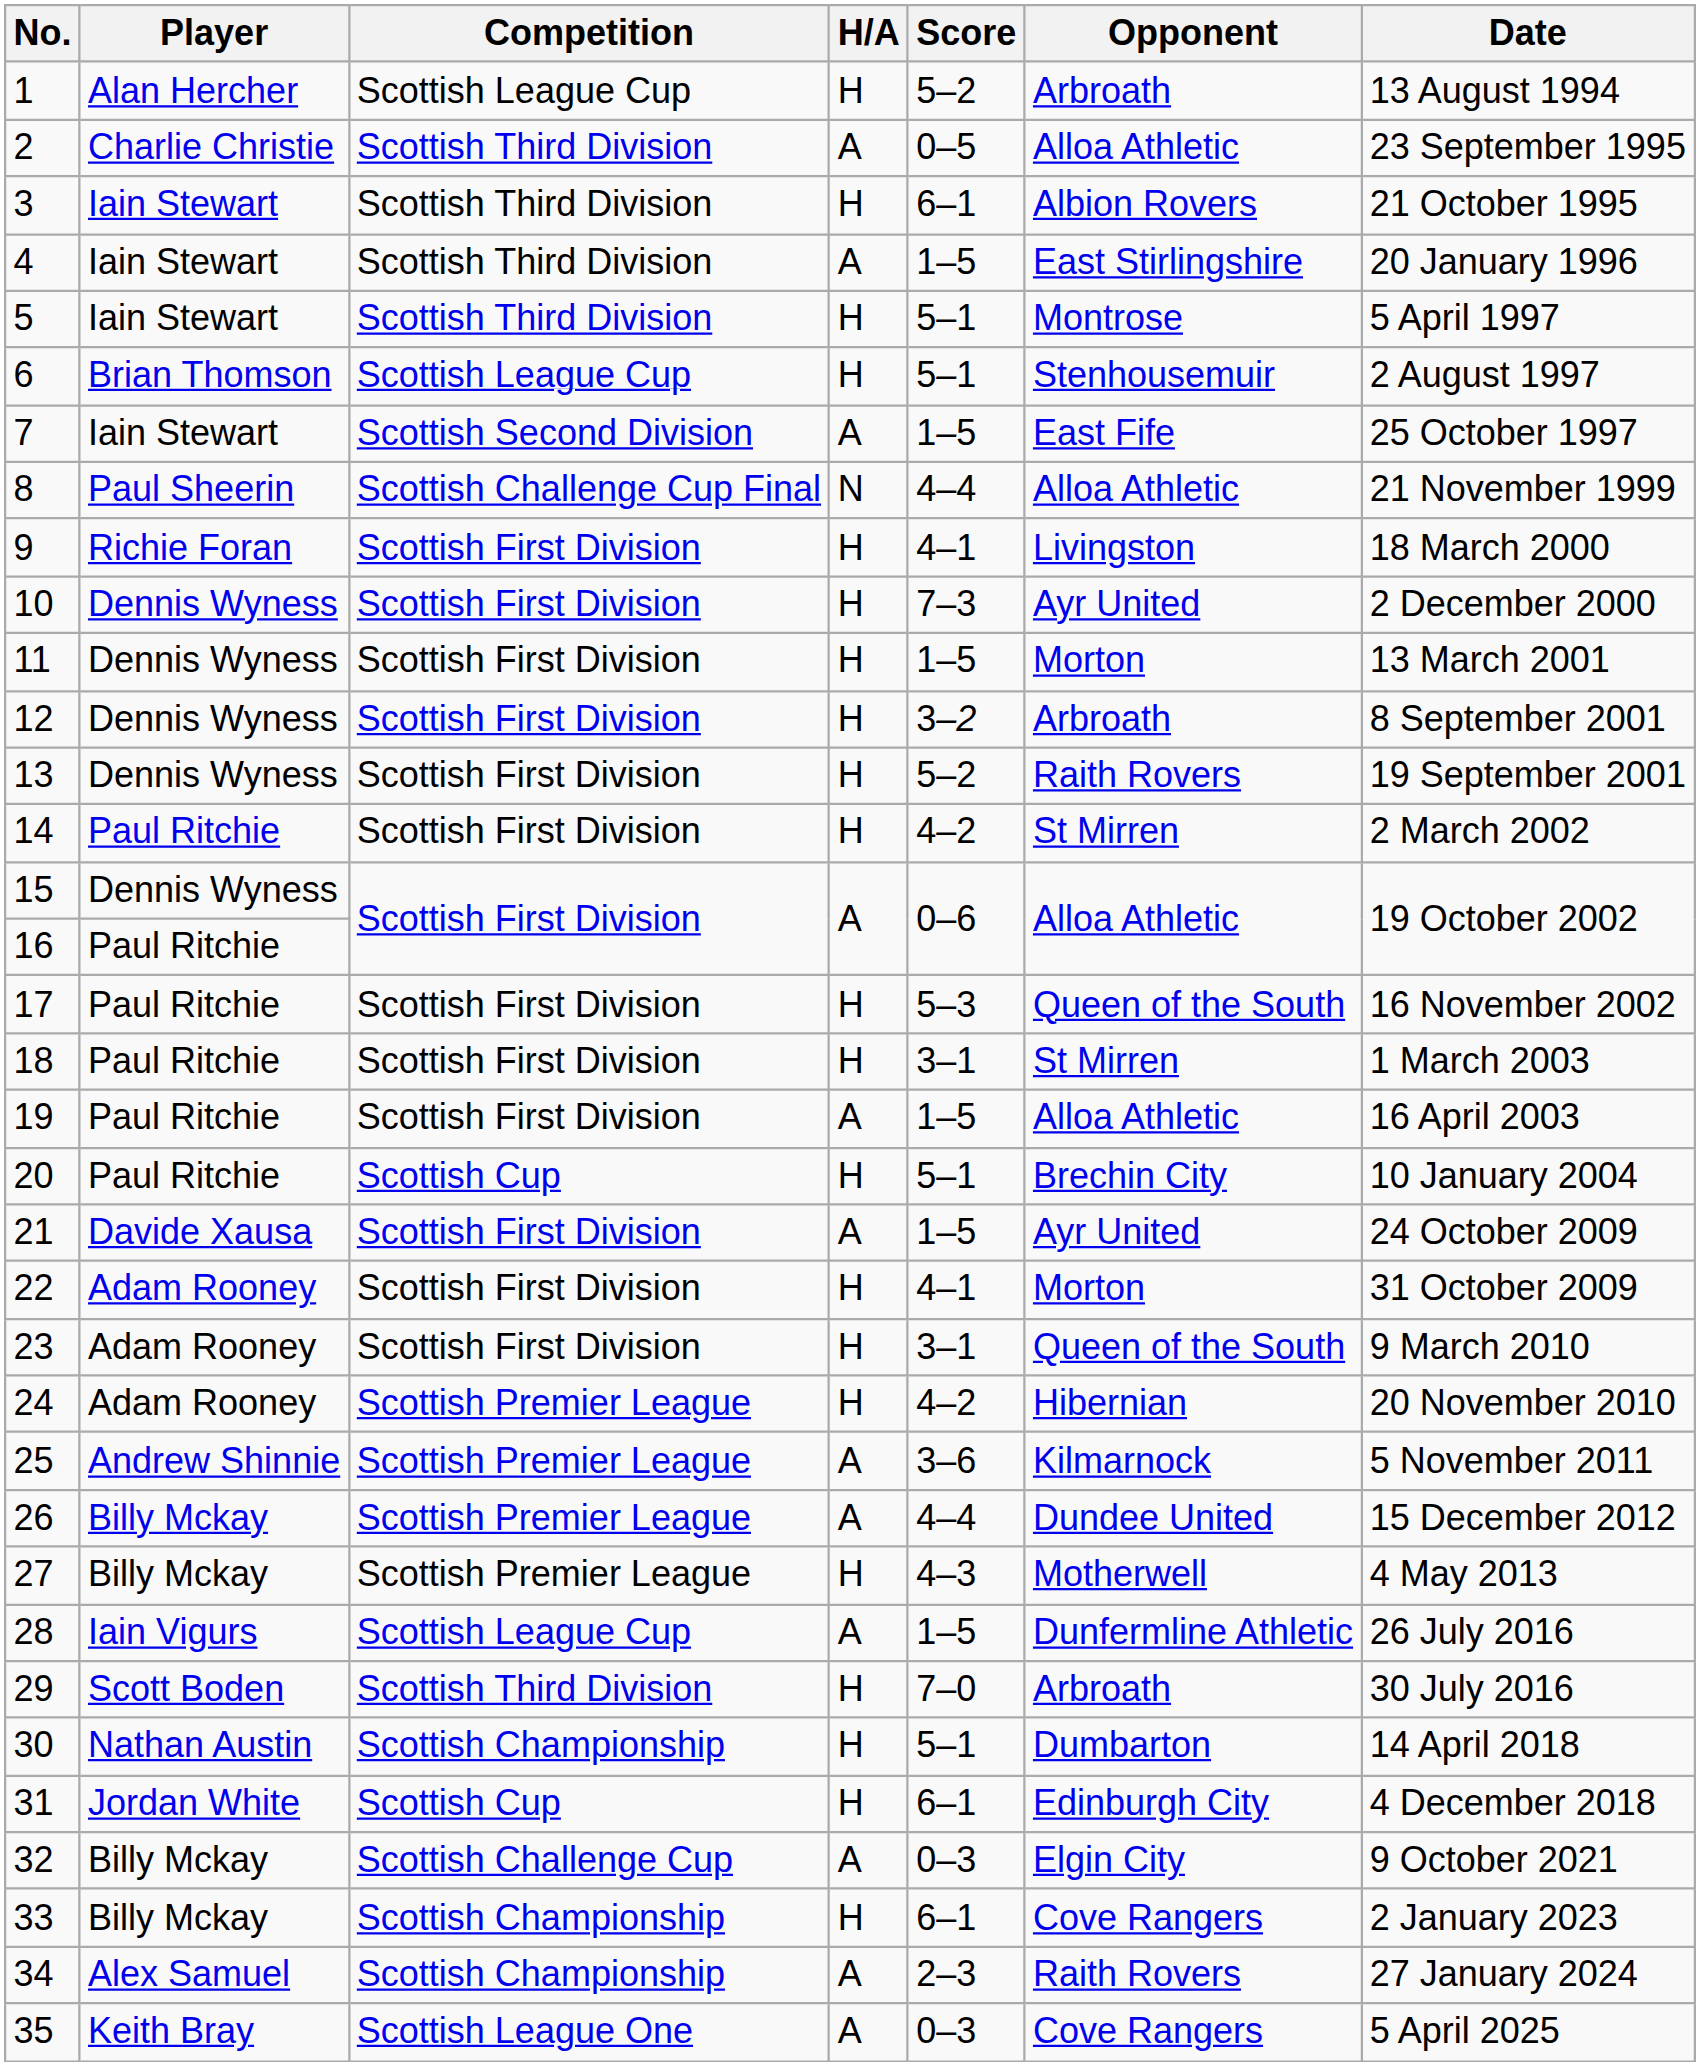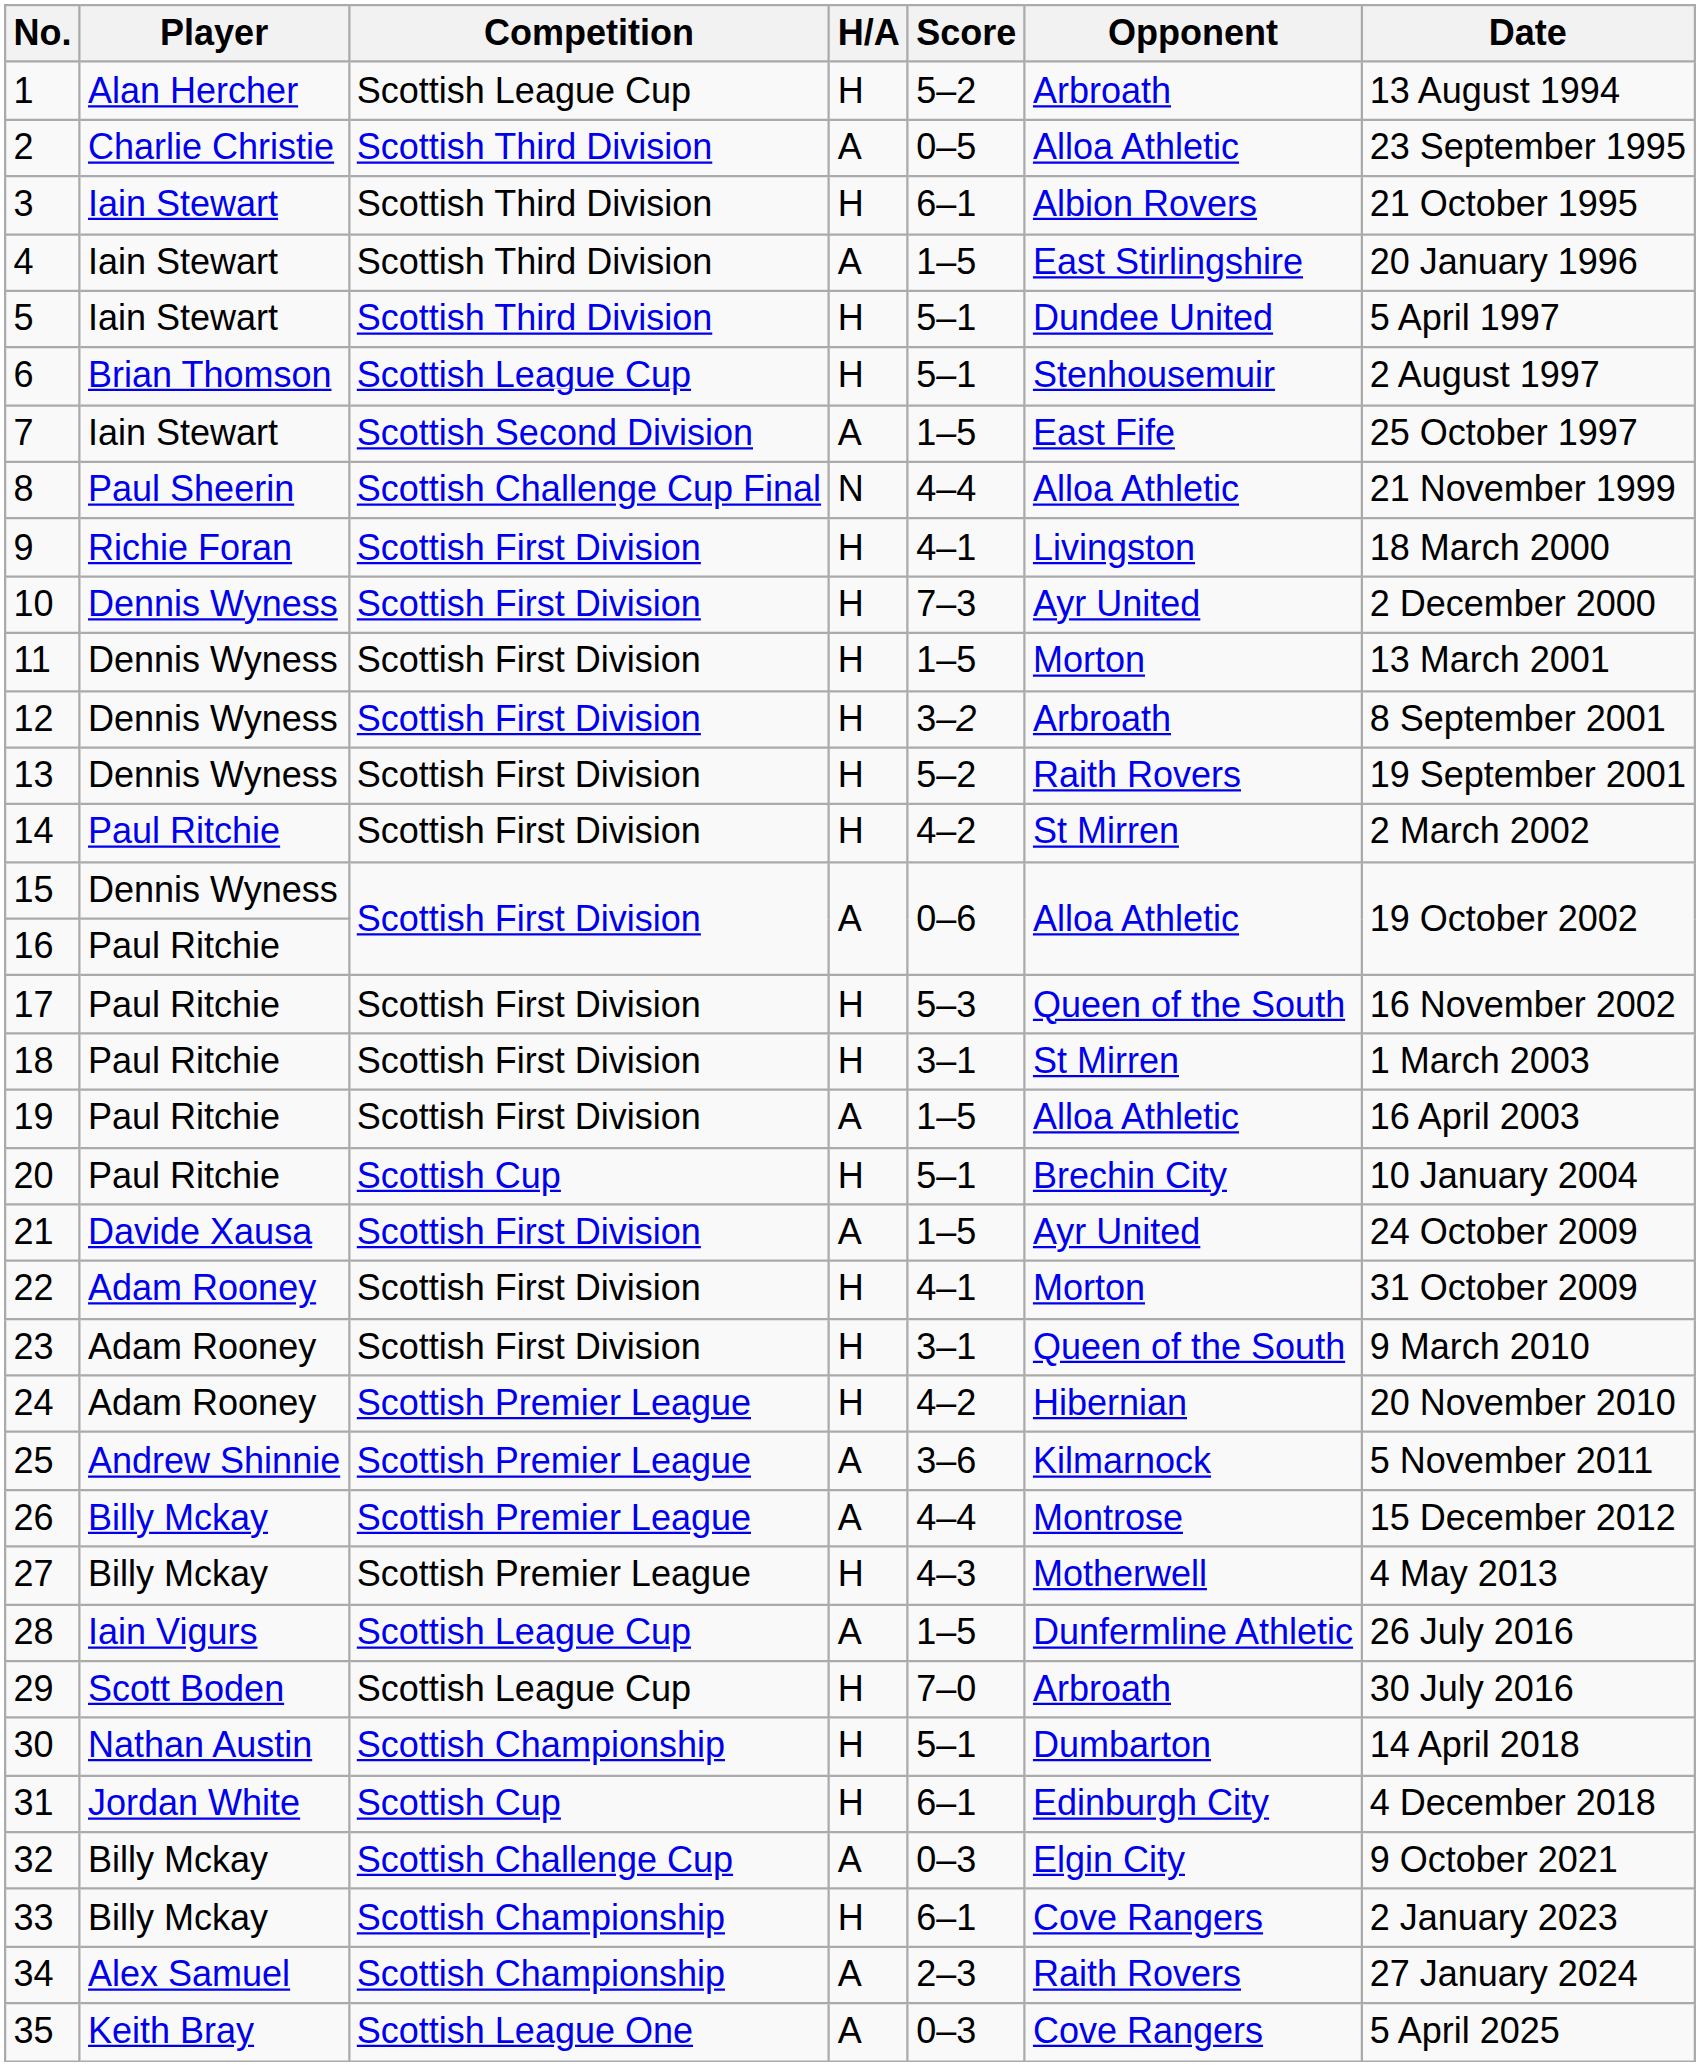(1108, 318) Montrose -> (1153, 318) Dundee United
(1153, 1517) Dundee United -> (1108, 1517) Montrose
(535, 1688) Scottish Third Division -> (524, 1688) Scottish League Cup
